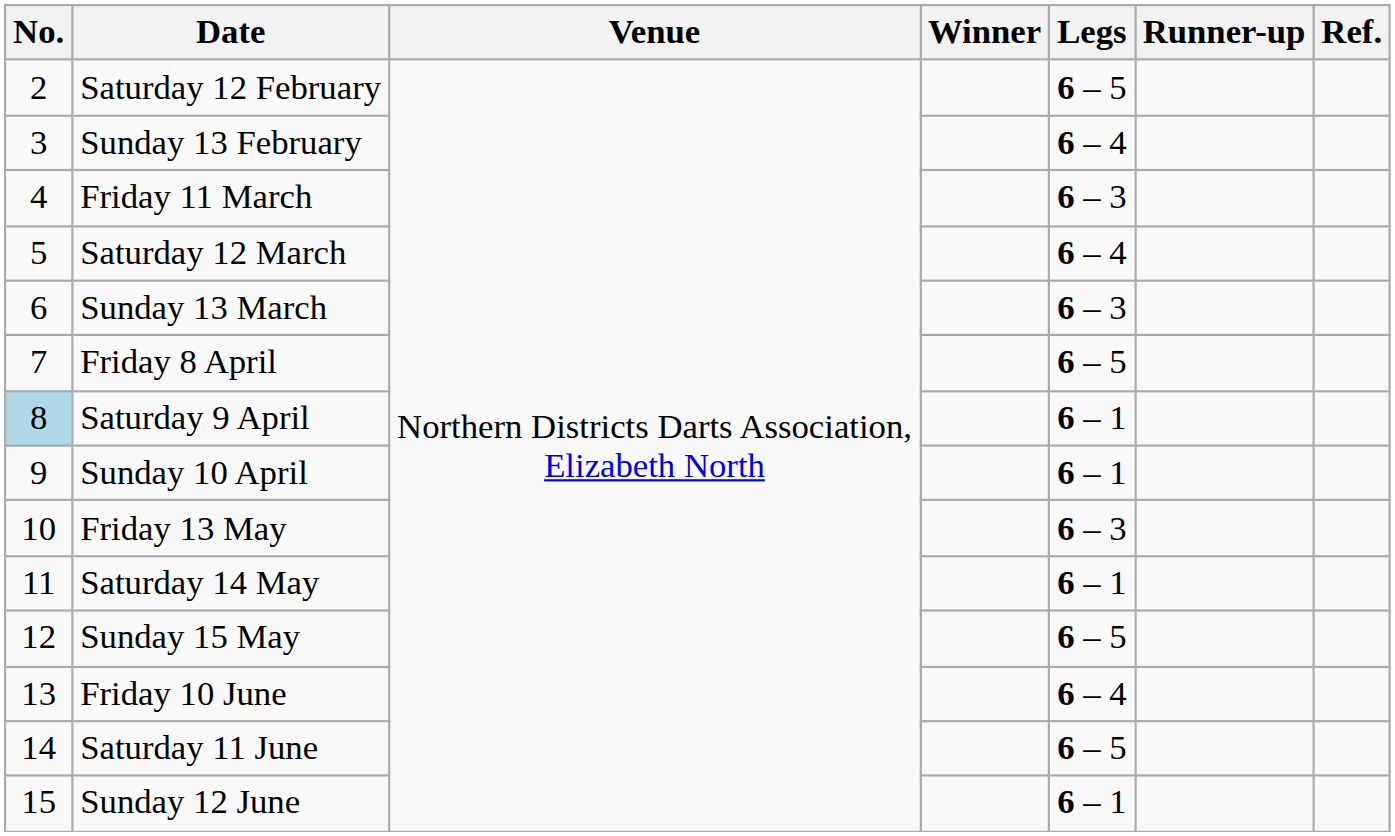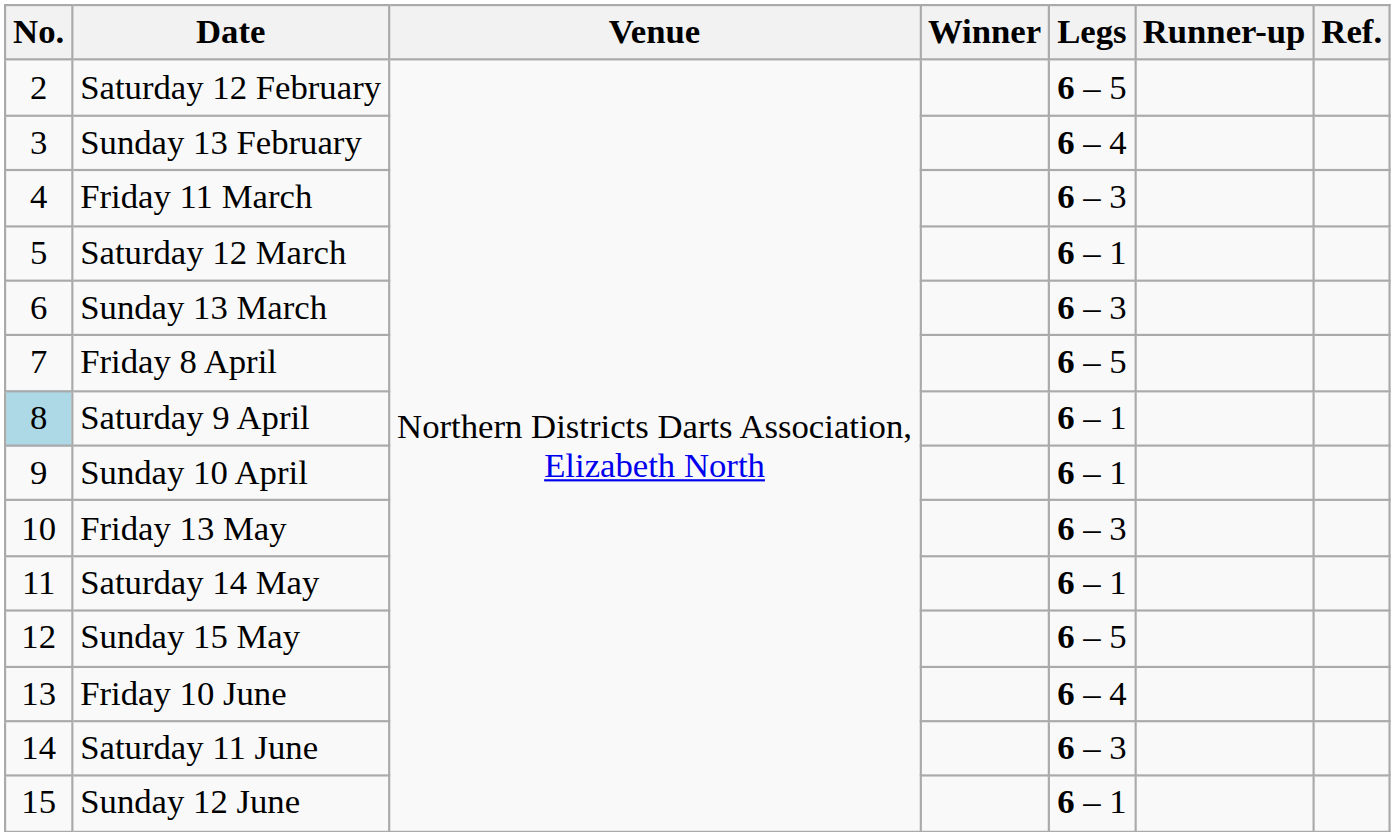(1092, 252) 6 – 4 -> (1092, 252) 6 – 1
(1092, 747) 6 – 5 -> (1092, 747) 6 – 3
